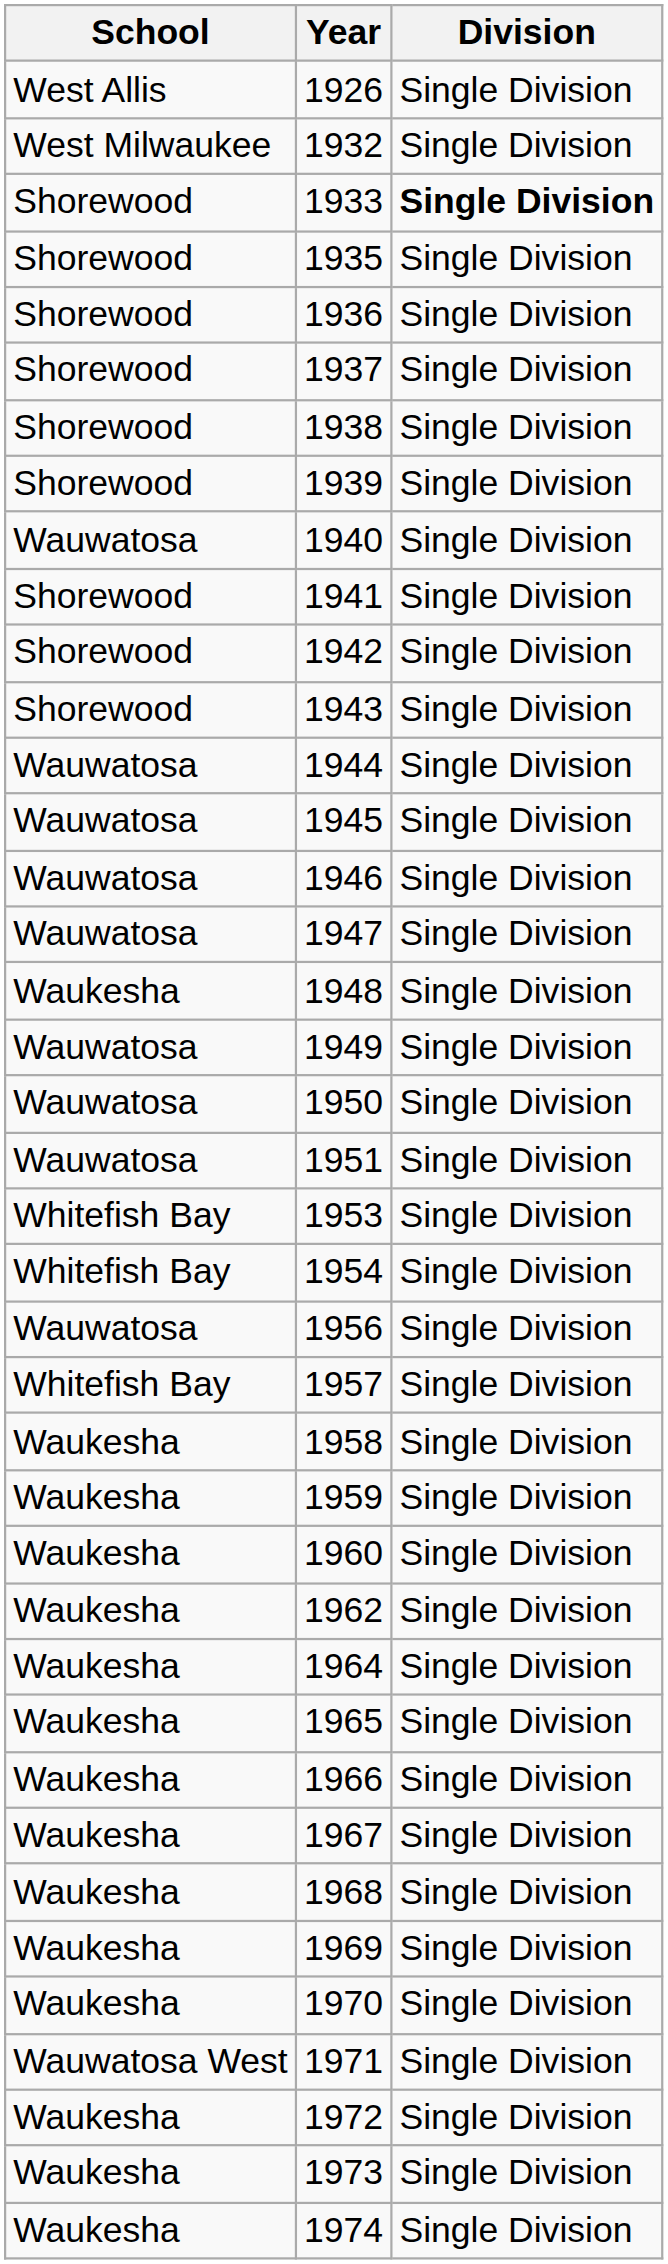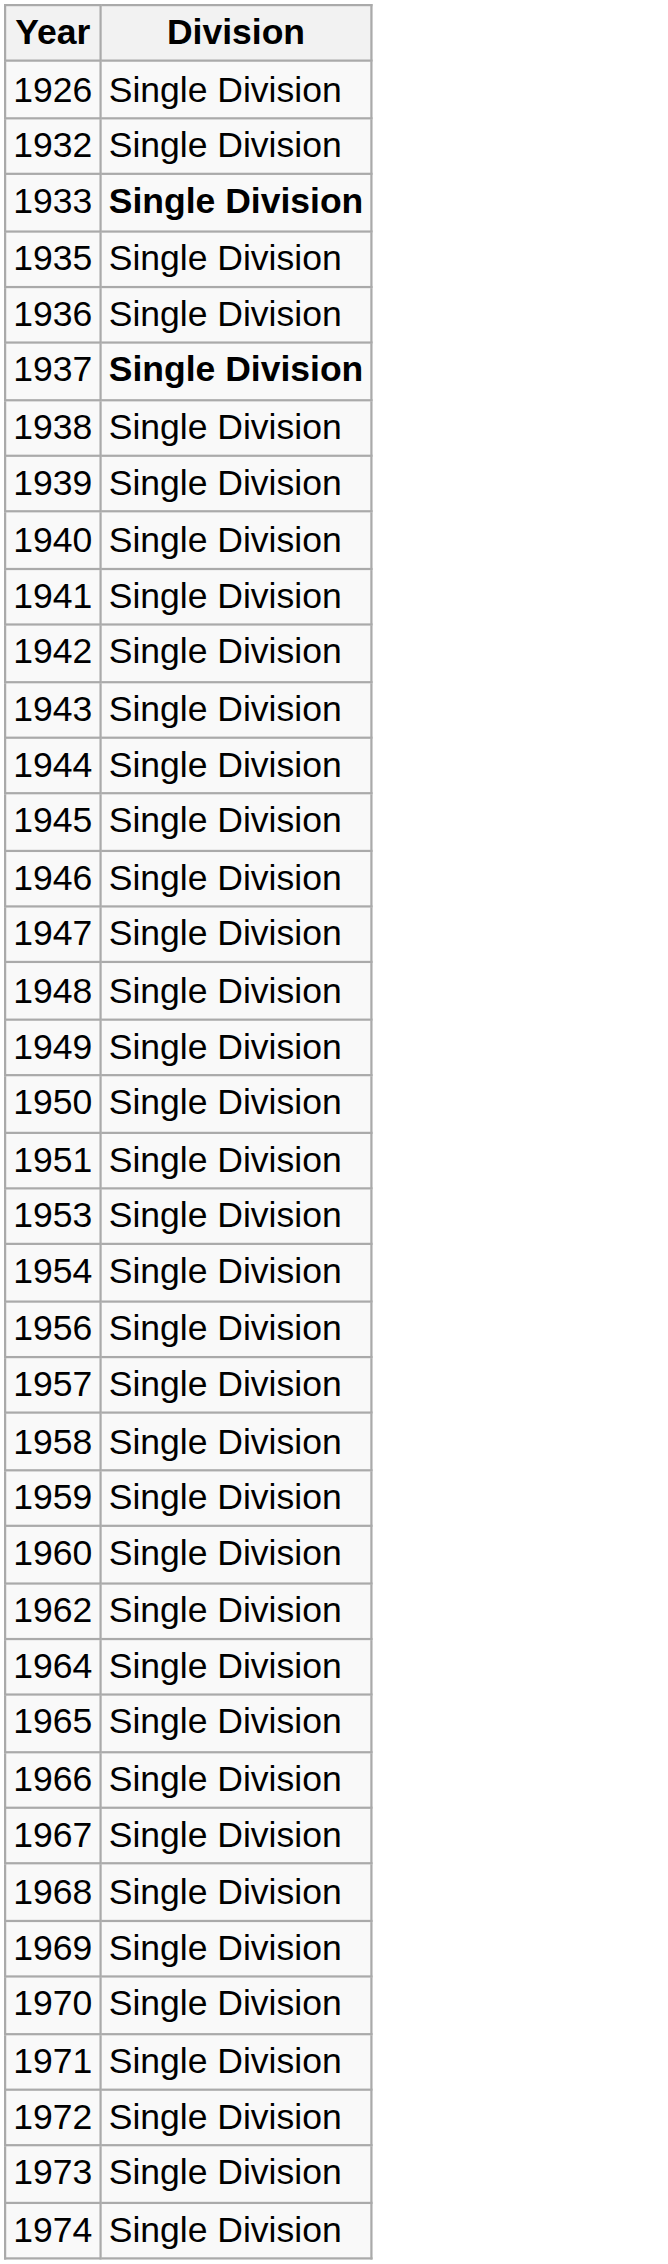- column: (150, 32)
(516, 370) normal -> (236, 370) bold
